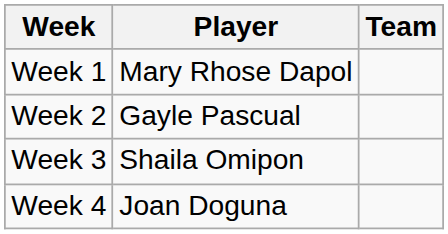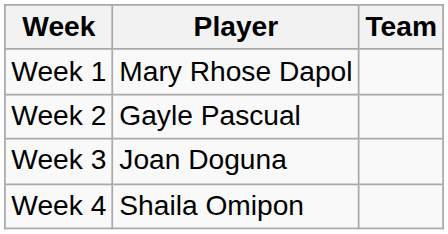(212, 160) Shaila Omipon -> (203, 160) Joan Doguna
(203, 205) Joan Doguna -> (212, 205) Shaila Omipon
